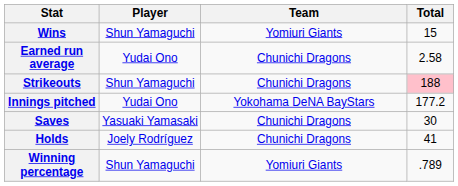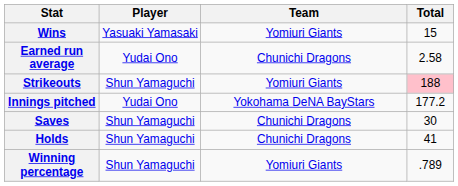(150, 32) Shun Yamaguchi -> (150, 32) Yasuaki Yamasaki
(304, 83) Chunichi Dragons -> (304, 83) Yomiuri Giants
(150, 121) Yasuaki Yamasaki -> (150, 121) Shun Yamaguchi
(150, 139) Joely Rodríguez -> (150, 139) Shun Yamaguchi
